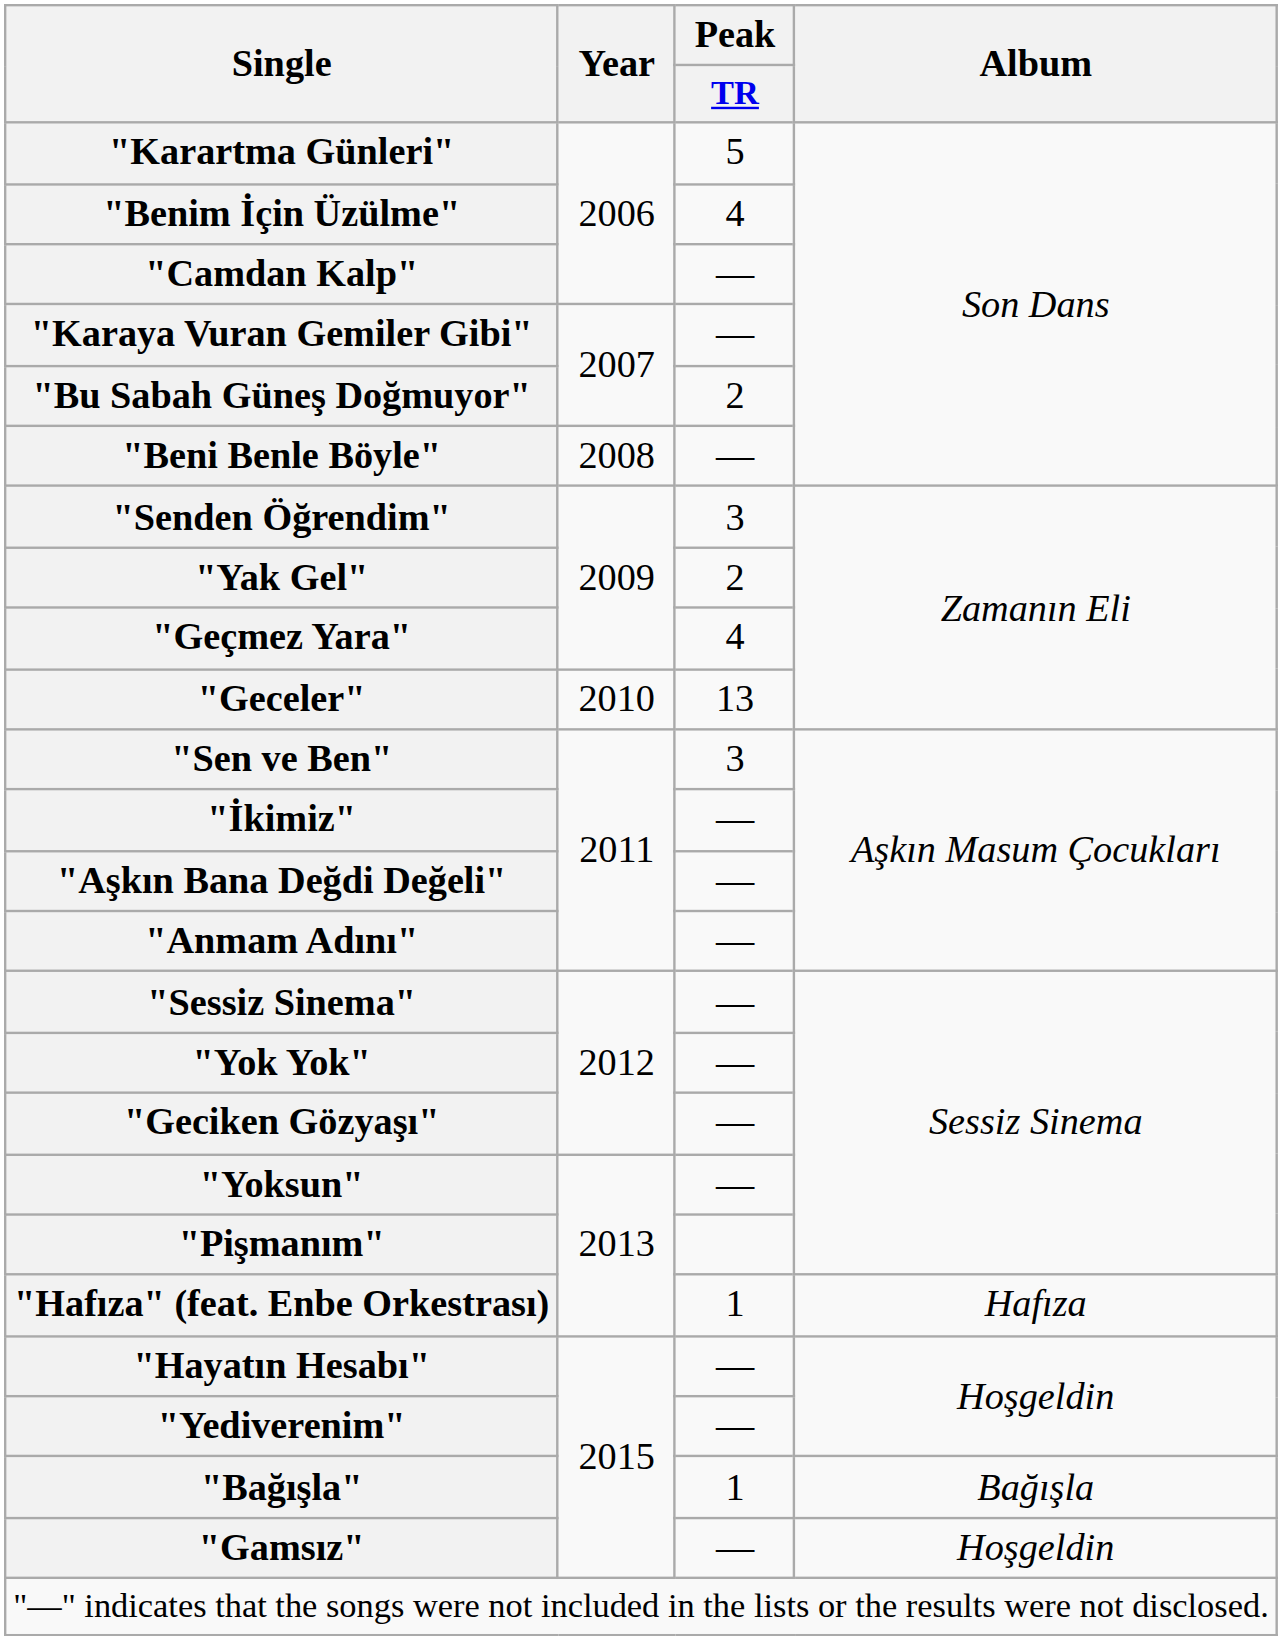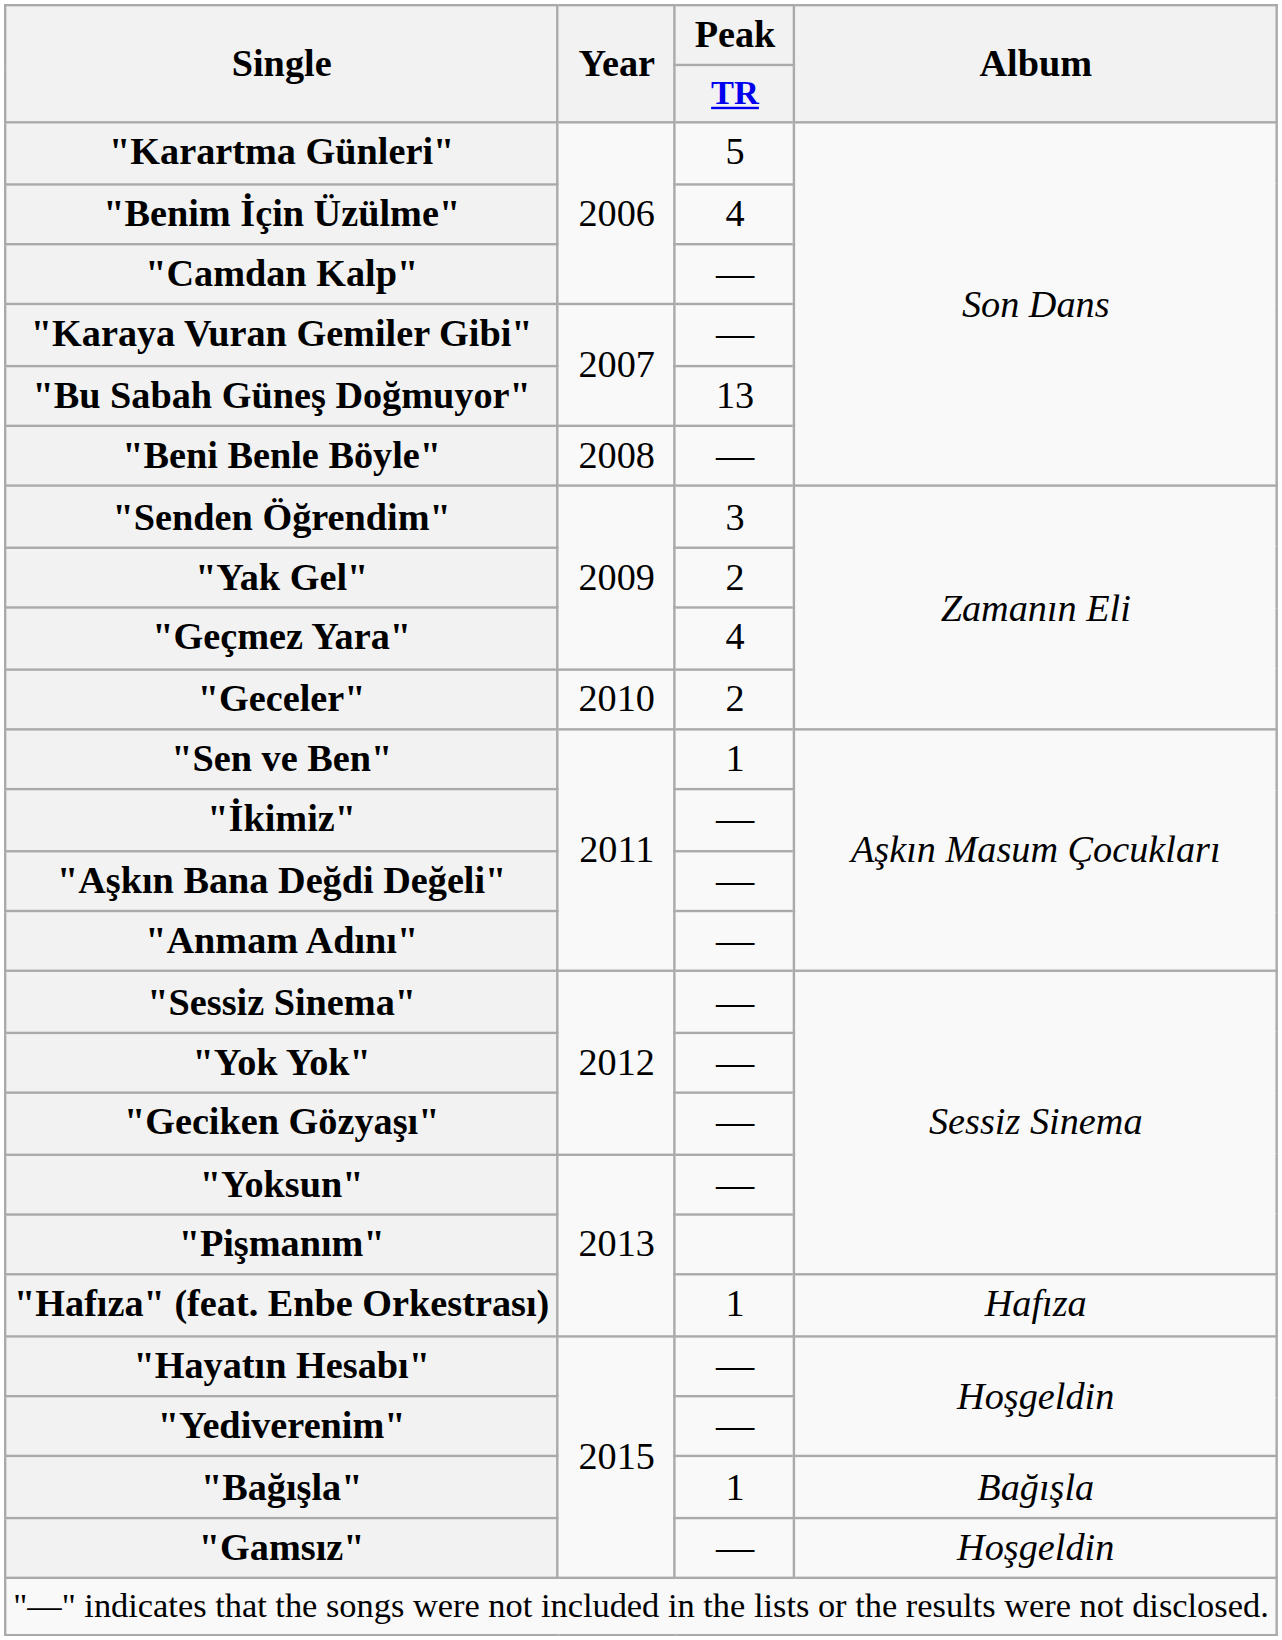(735, 394) 2 -> (735, 394) 13
(735, 698) 13 -> (735, 698) 2
(735, 758) 3 -> (735, 758) 1
